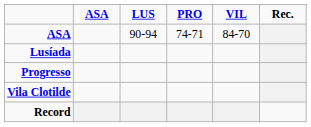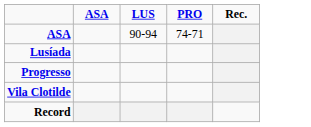- column: (236, 14)
